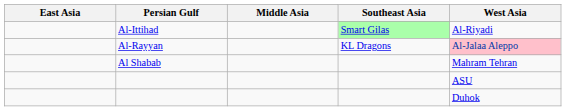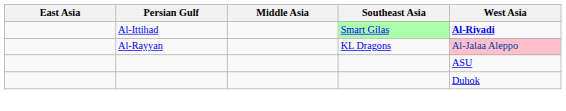(472, 30) normal -> (473, 30) bold
- row: (139, 63)
